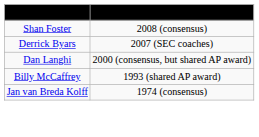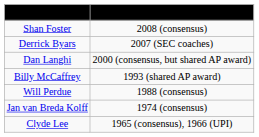+ row: (47, 92)
+ row: (47, 124)
